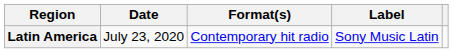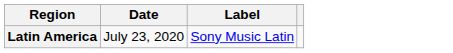- column: (260, 15)
